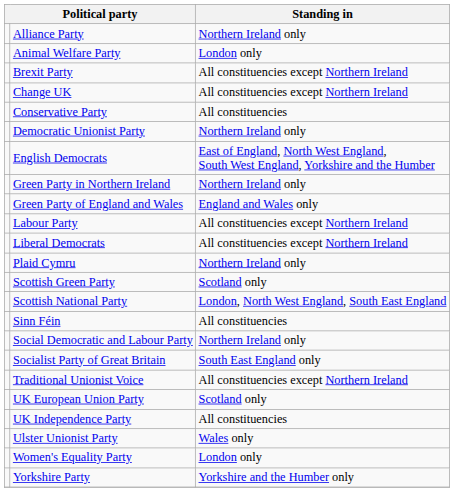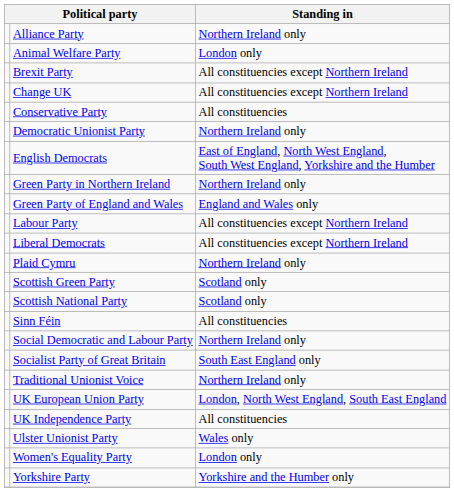(322, 301) London, North West England, South East England -> (233, 301) Scotland only
(303, 379) All constituencies except Northern Ireland -> (252, 379) Northern Ireland only
(233, 399) Scotland only -> (322, 399) London, North West England, South East England
